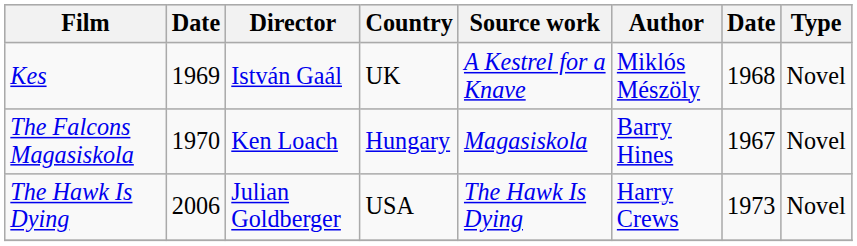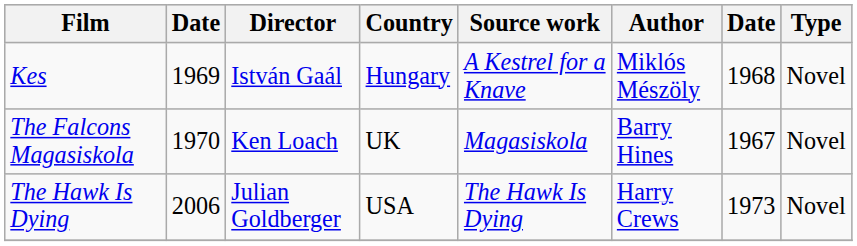(383, 75) UK -> (408, 75) Hungary
(408, 141) Hungary -> (383, 141) UK
